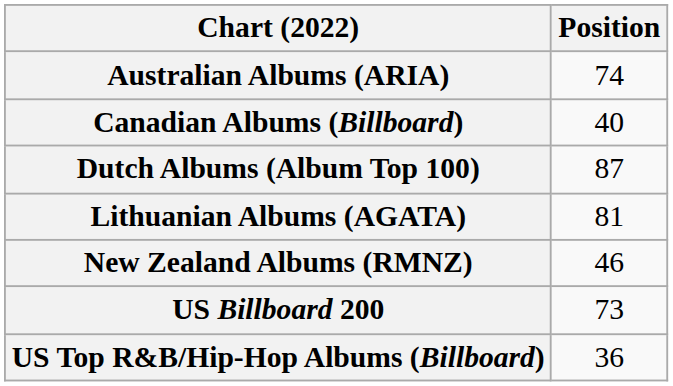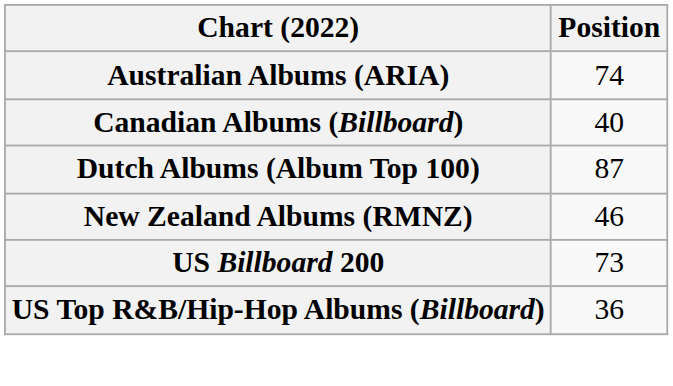- row: (278, 215)
